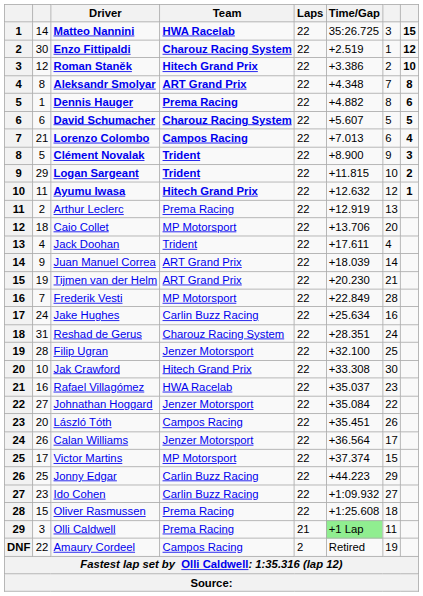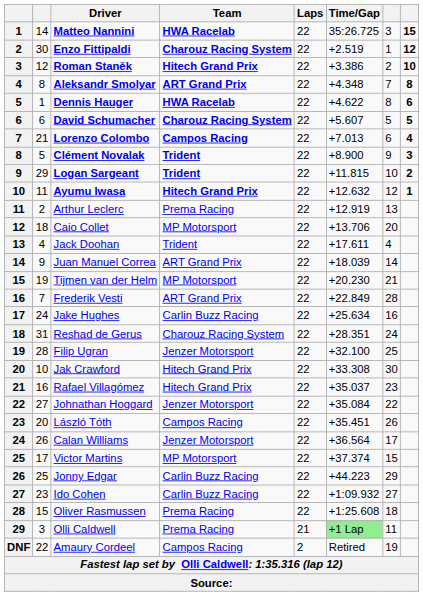(200, 102) Prema Racing -> (199, 102) HWA Racelab
(346, 102) +4.882 -> (346, 102) +4.622
(202, 280) ART Grand Prix -> (199, 280) MP Motorsport
(199, 298) MP Motorsport -> (202, 298) ART Grand Prix
(197, 387) HWA Racelab -> (207, 387) Hitech Grand Prix
